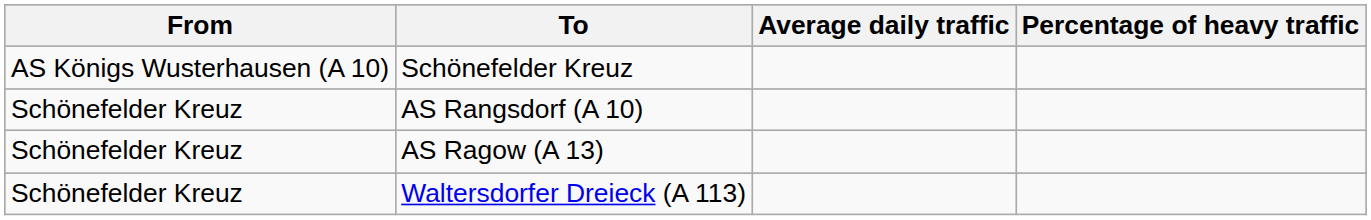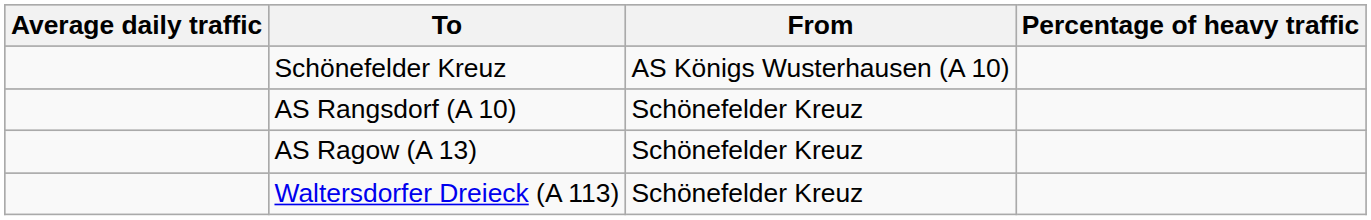columns swapped: (200, 25) <-> (884, 25)
